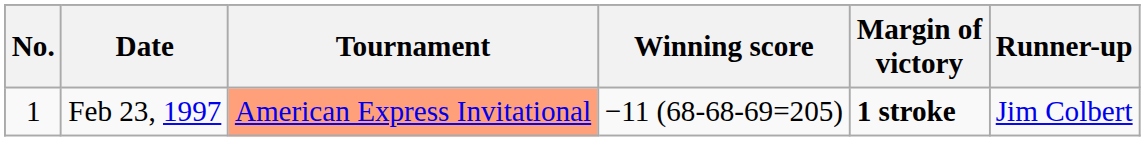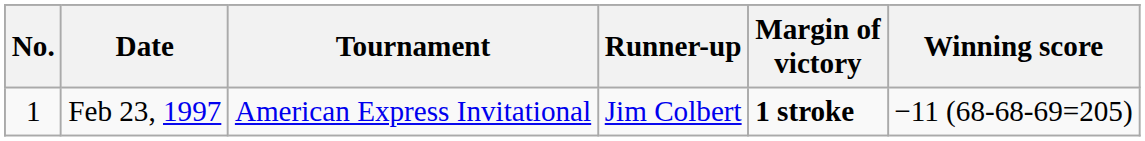columns swapped: (724, 46) <-> (1064, 46)
(413, 111) lightsalmon background -> (413, 111) no background
